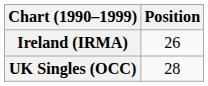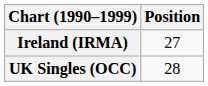(172, 42) 26 -> (172, 42) 27
